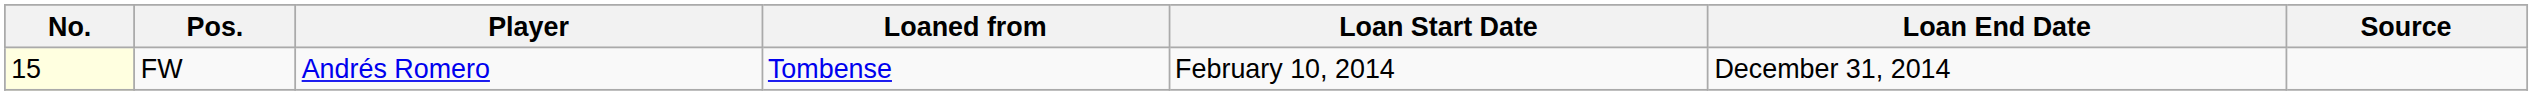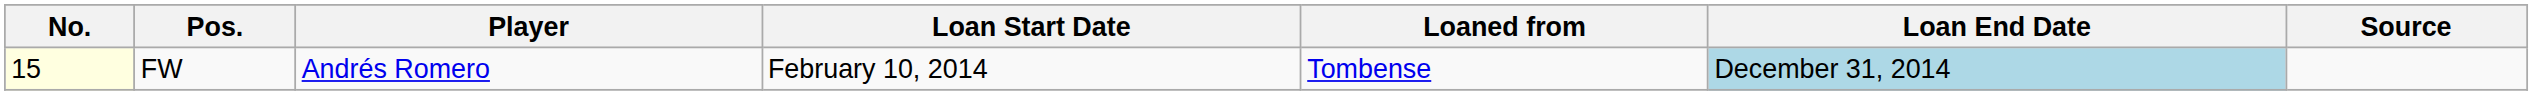columns swapped: (965, 26) <-> (1439, 26)
(1832, 69) no background -> (1832, 69) lightblue background
